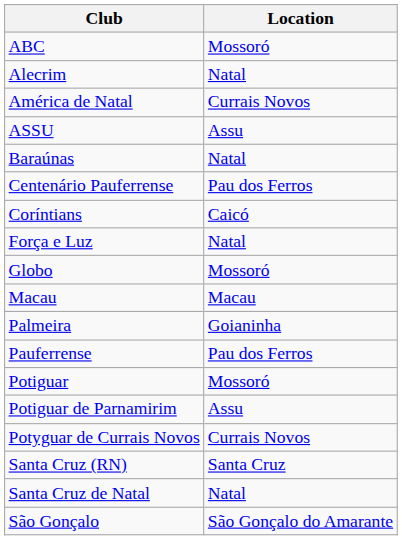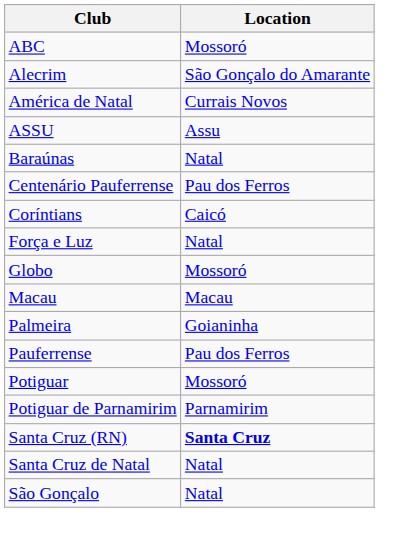(227, 74) Natal -> (277, 74) São Gonçalo do Amarante
(225, 409) Assu -> (226, 409) Parnamirim
- row: (104, 437)
(247, 465) normal -> (228, 437) bold
(300, 520) São Gonçalo do Amarante -> (204, 492) Natal
